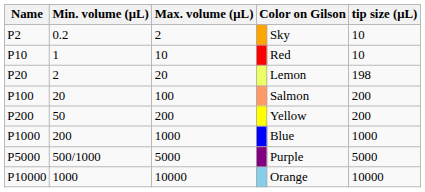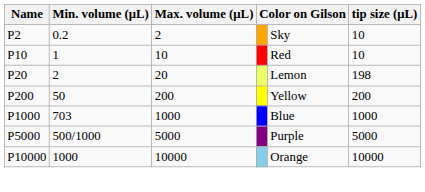- row: (21, 95)
(62, 136) 200 -> (62, 116) 703
